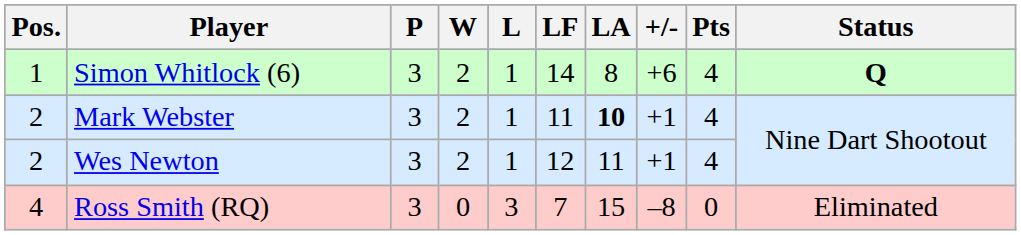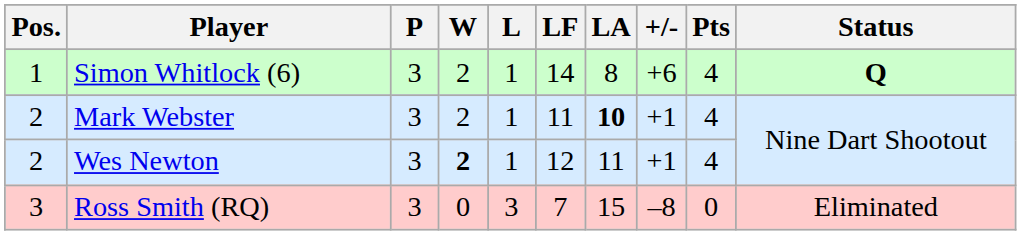(463, 161) normal -> (463, 161) bold
(36, 206) 4 -> (36, 206) 3
